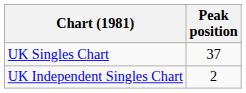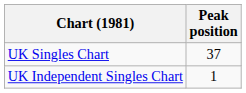(214, 76) 2 -> (214, 76) 1
